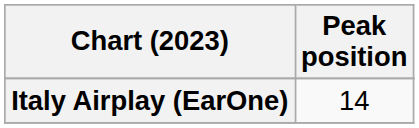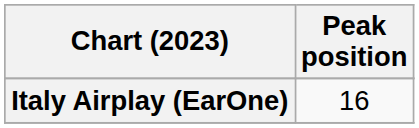(354, 100) 14 -> (354, 100) 16
